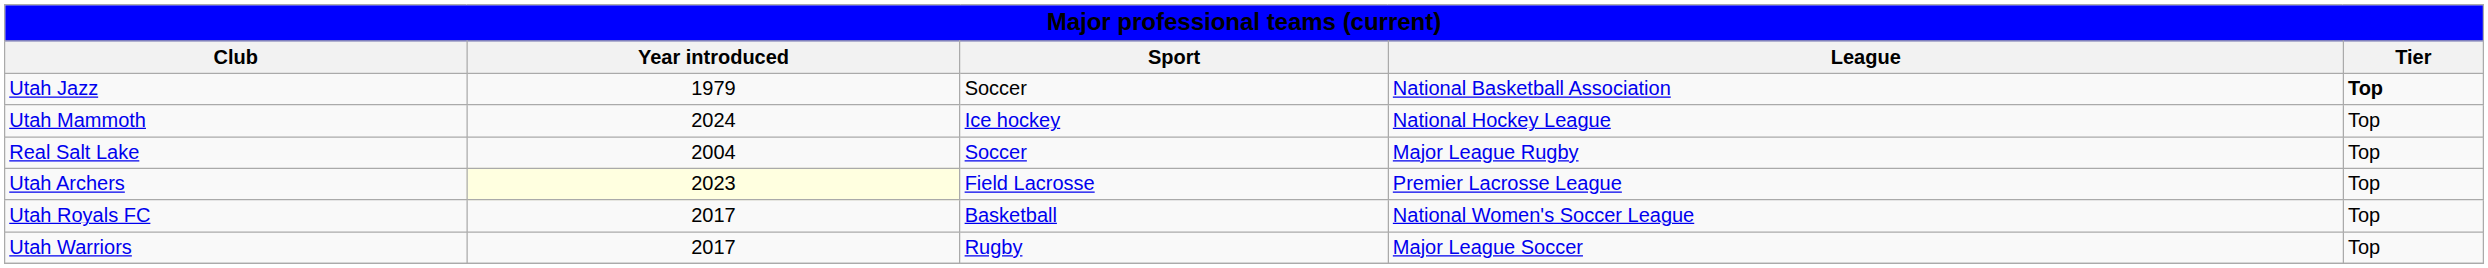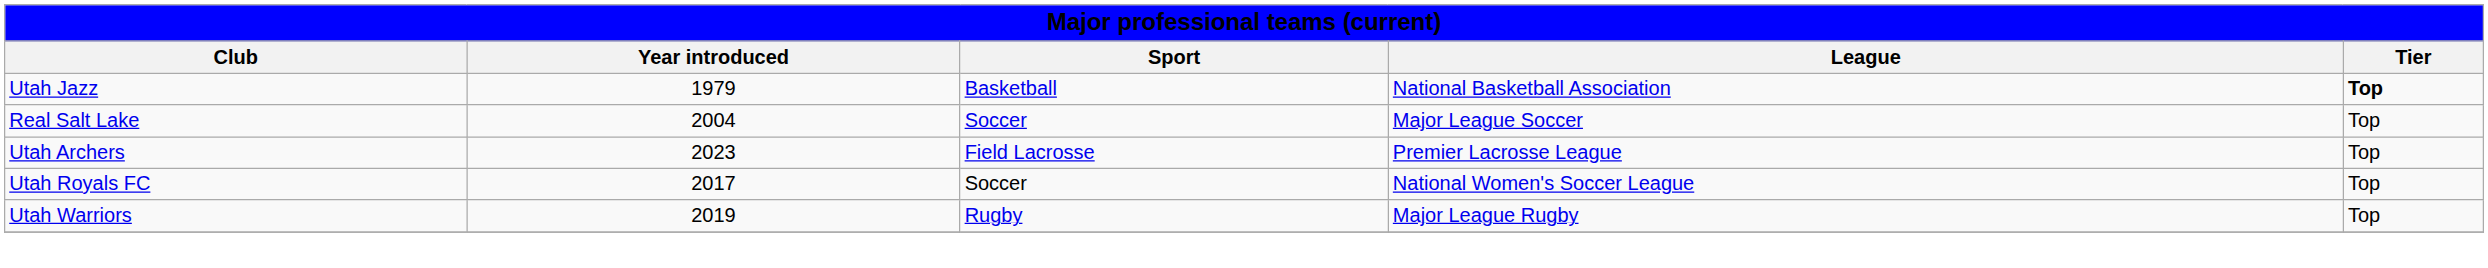(996, 88) Soccer -> (1011, 88) Basketball
- row: (78, 120)
(1486, 152) Major League Rugby -> (1488, 120) Major League Soccer
(713, 183) lightyellow background -> (713, 152) no background
(1011, 215) Basketball -> (996, 183) Soccer
(713, 247) 2017 -> (713, 215) 2019
(1488, 247) Major League Soccer -> (1486, 215) Major League Rugby
